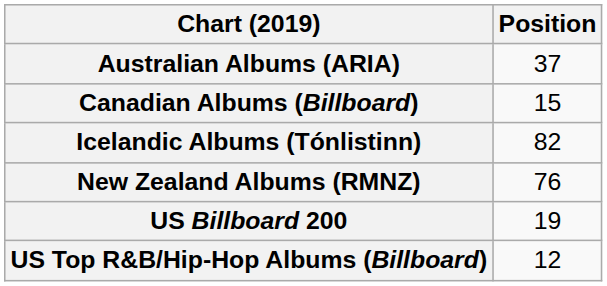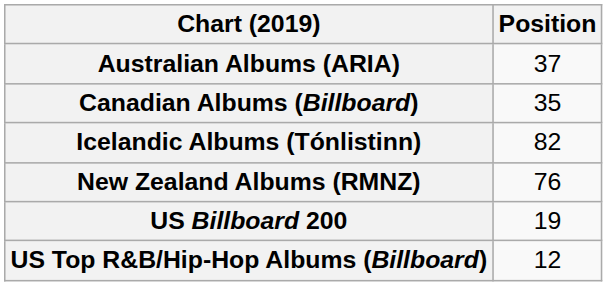(548, 102) 15 -> (548, 102) 35
